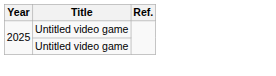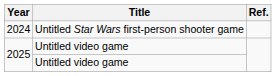+ row: (19, 29)
